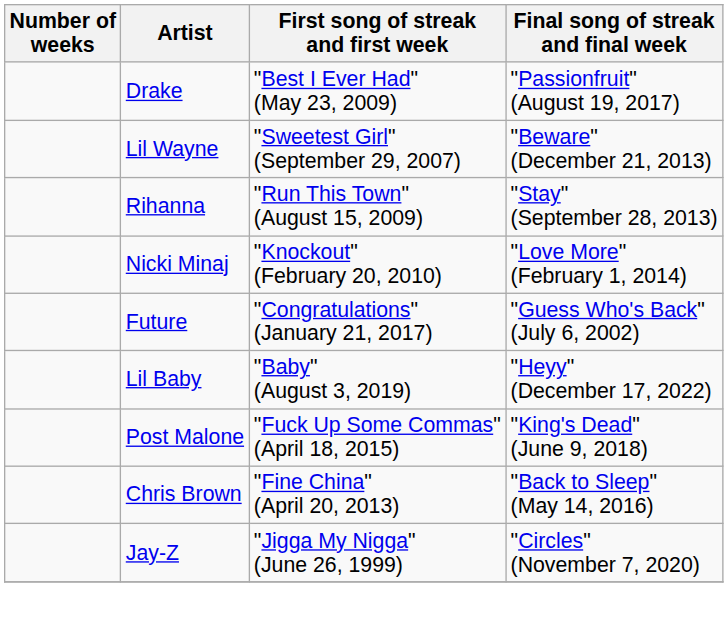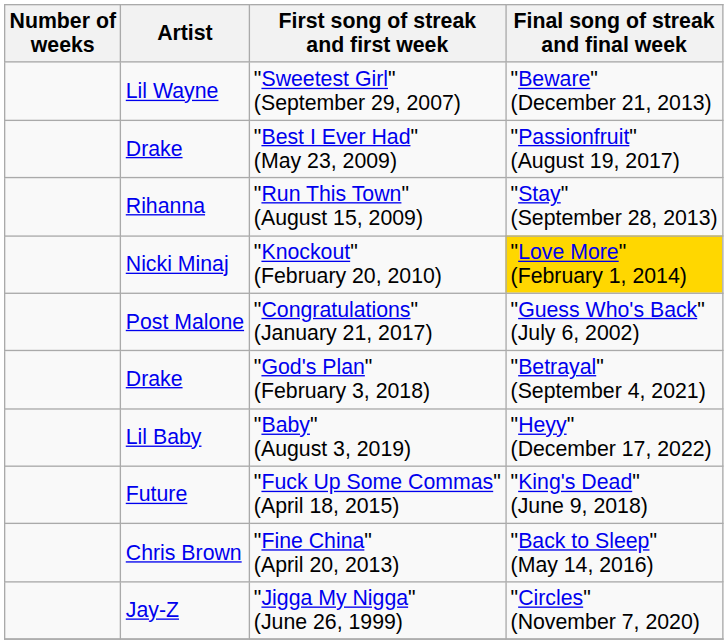rows swapped: (336, 91) <-> (357, 148)
(599, 264) no background -> (599, 264) gold background
(157, 321) Future -> (185, 321) Post Malone
+ row: (342, 379)
(185, 437) Post Malone -> (157, 494) Future
